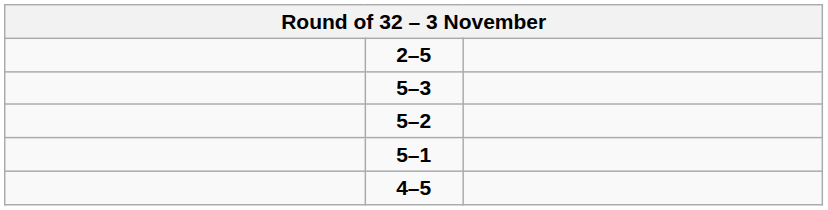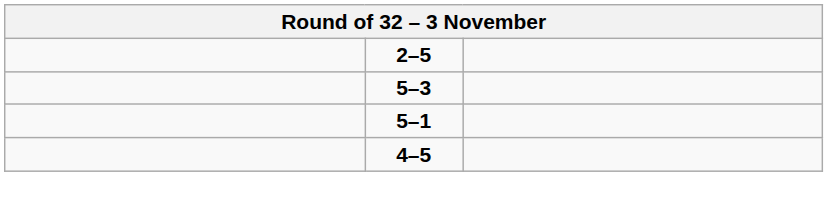- row: (414, 121)
